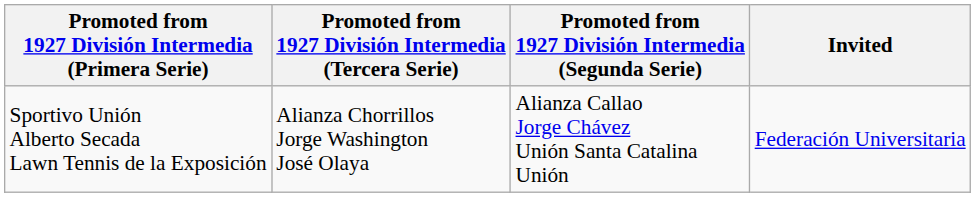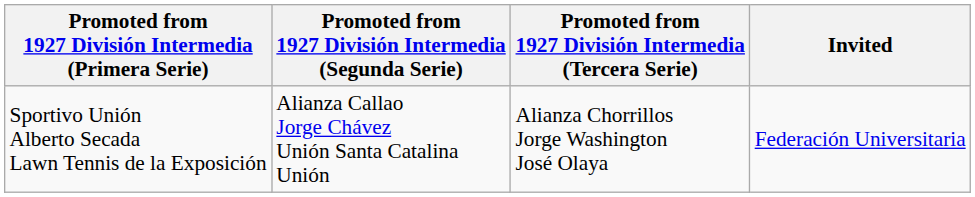columns swapped: (630, 45) <-> (391, 45)
